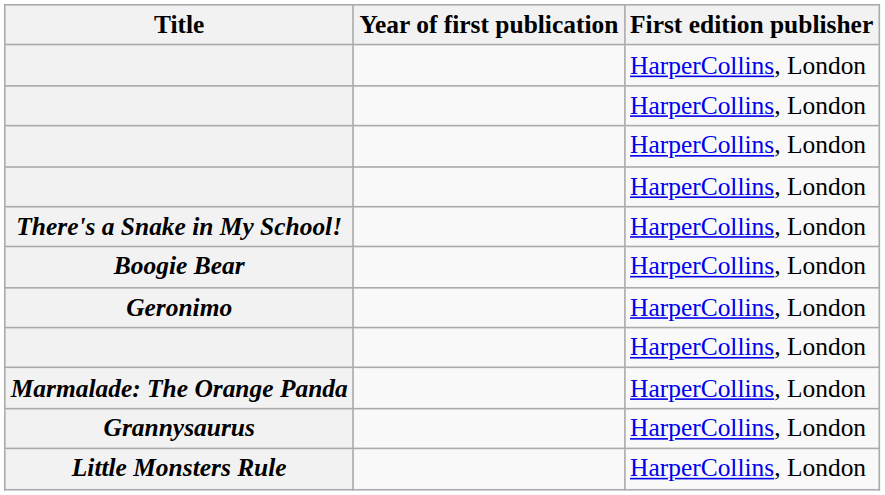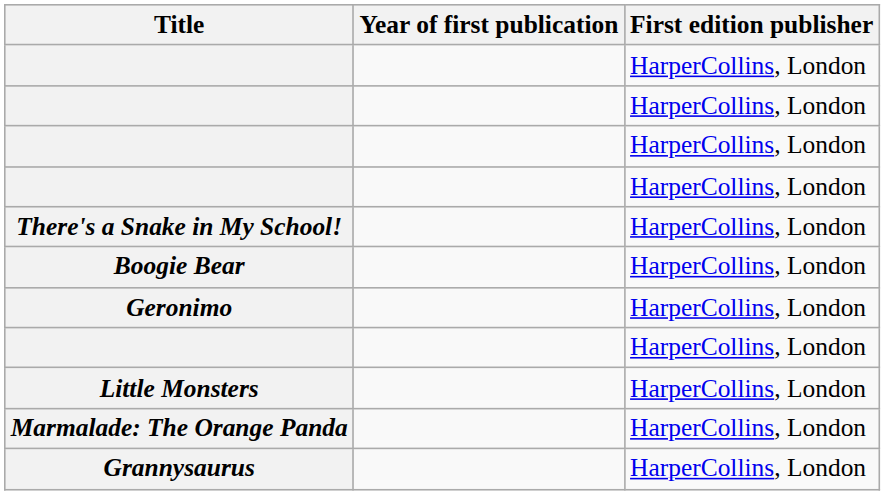+ row: (179, 387)
- row: (179, 468)
